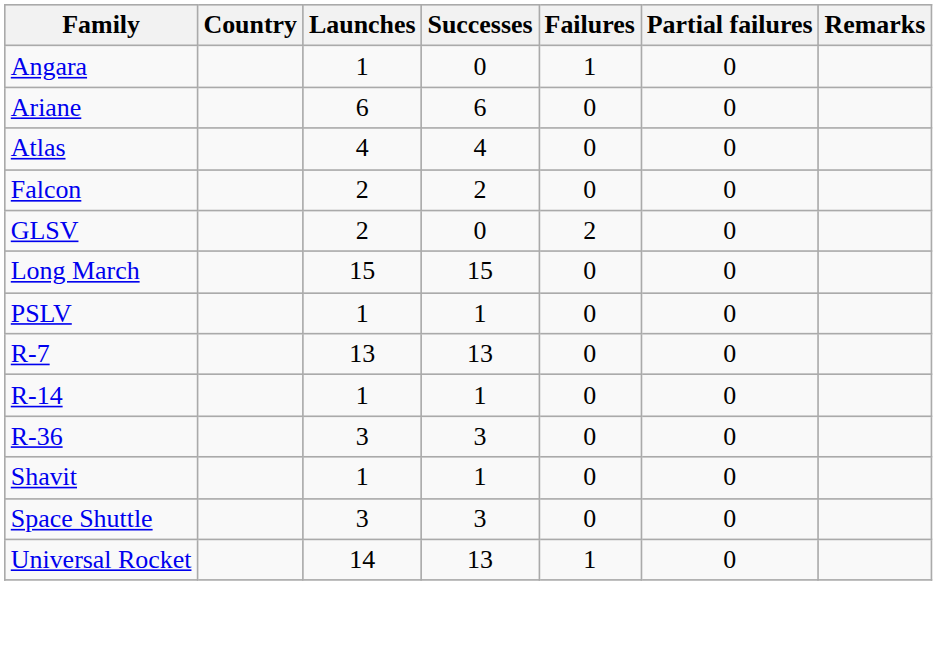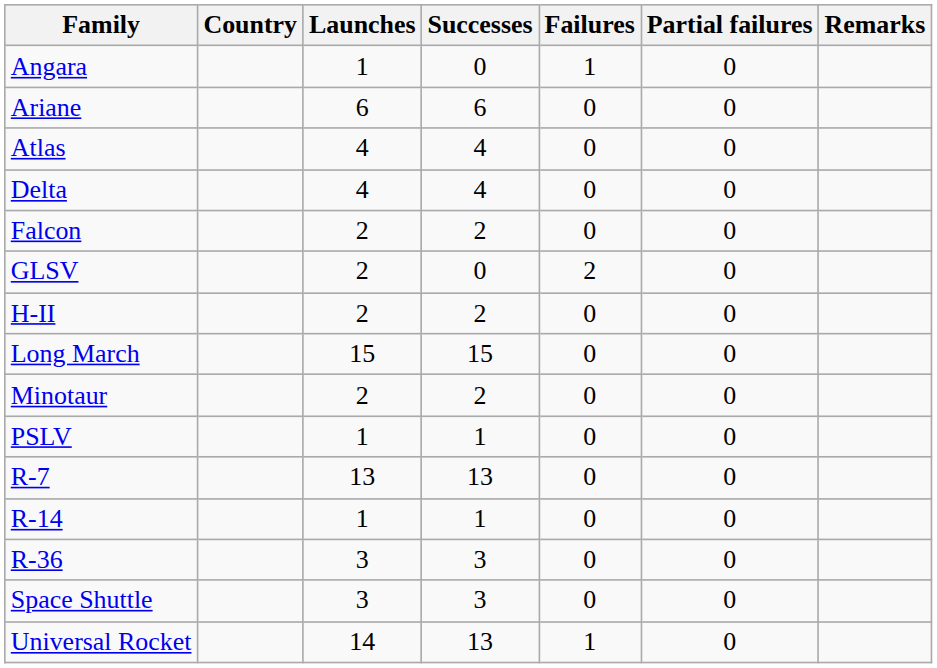+ row: (39, 189)
+ row: (33, 312)
+ row: (59, 395)
- row: (44, 477)
